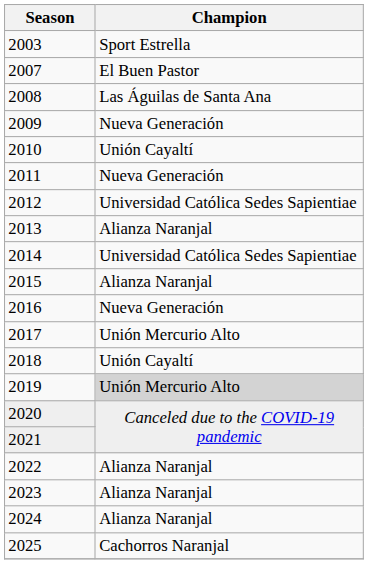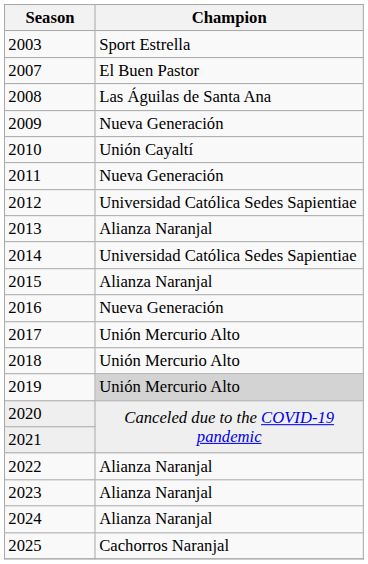(146, 360) Unión Cayaltí -> (169, 360) Unión Mercurio Alto
